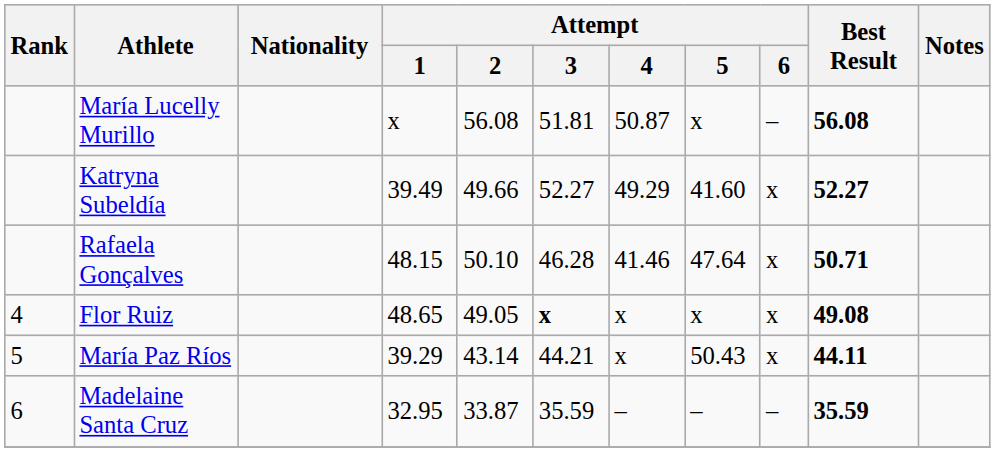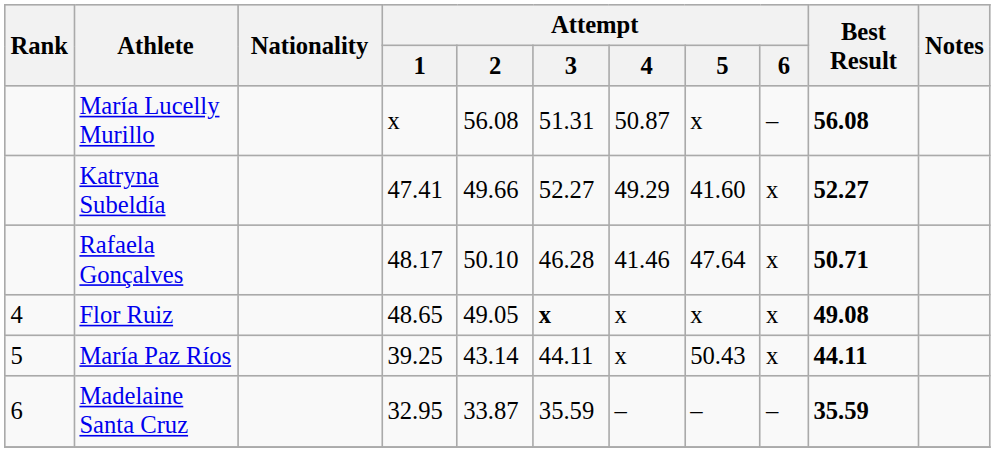(567, 120) 51.81 -> (567, 120) 51.31
(415, 190) 39.49 -> (415, 190) 47.41
(415, 260) 48.15 -> (415, 260) 48.17
(415, 356) 39.29 -> (415, 356) 39.25
(567, 356) 44.21 -> (566, 356) 44.11
